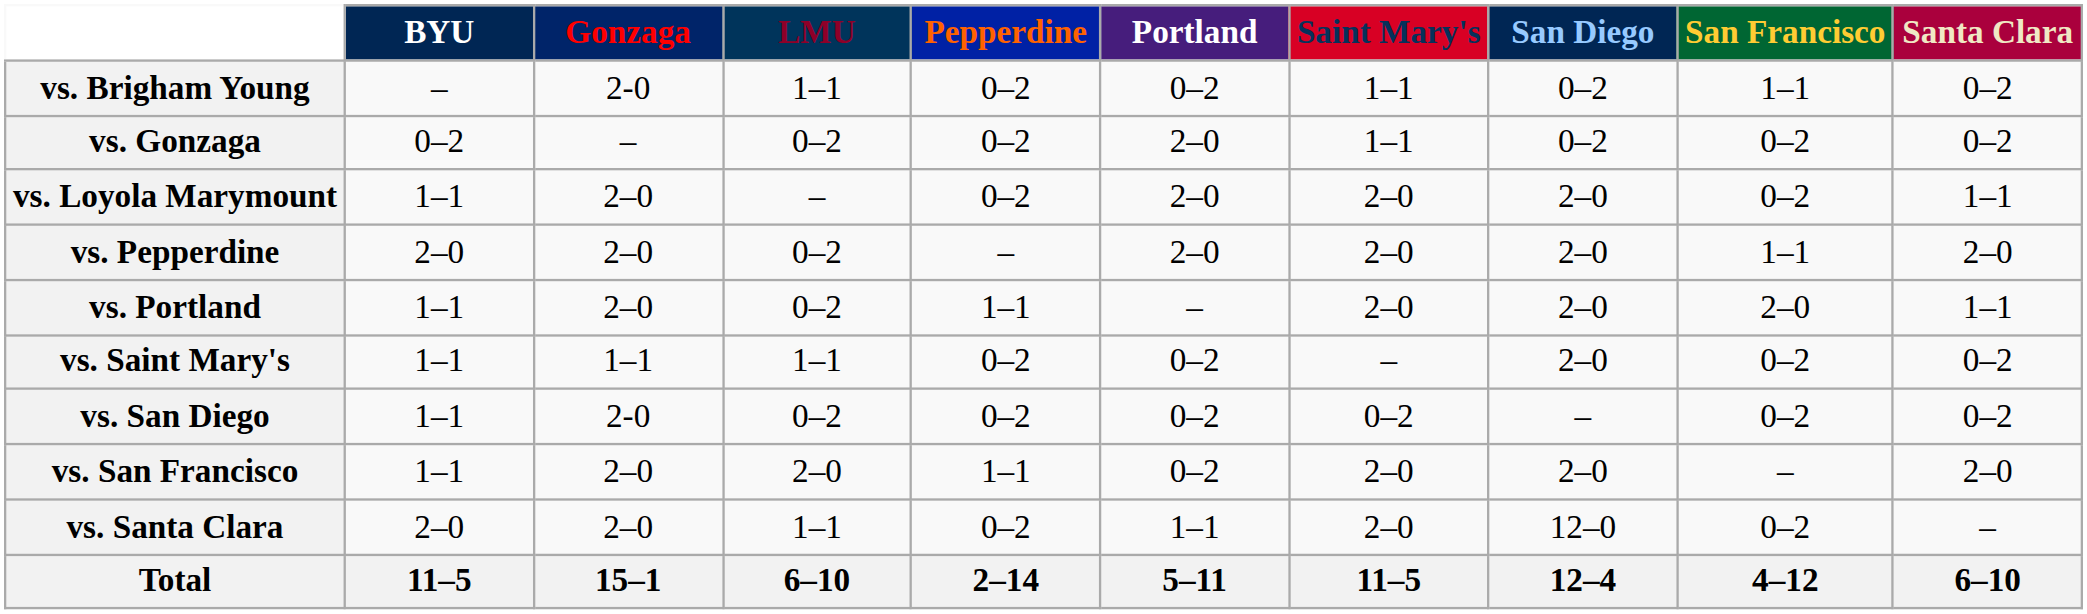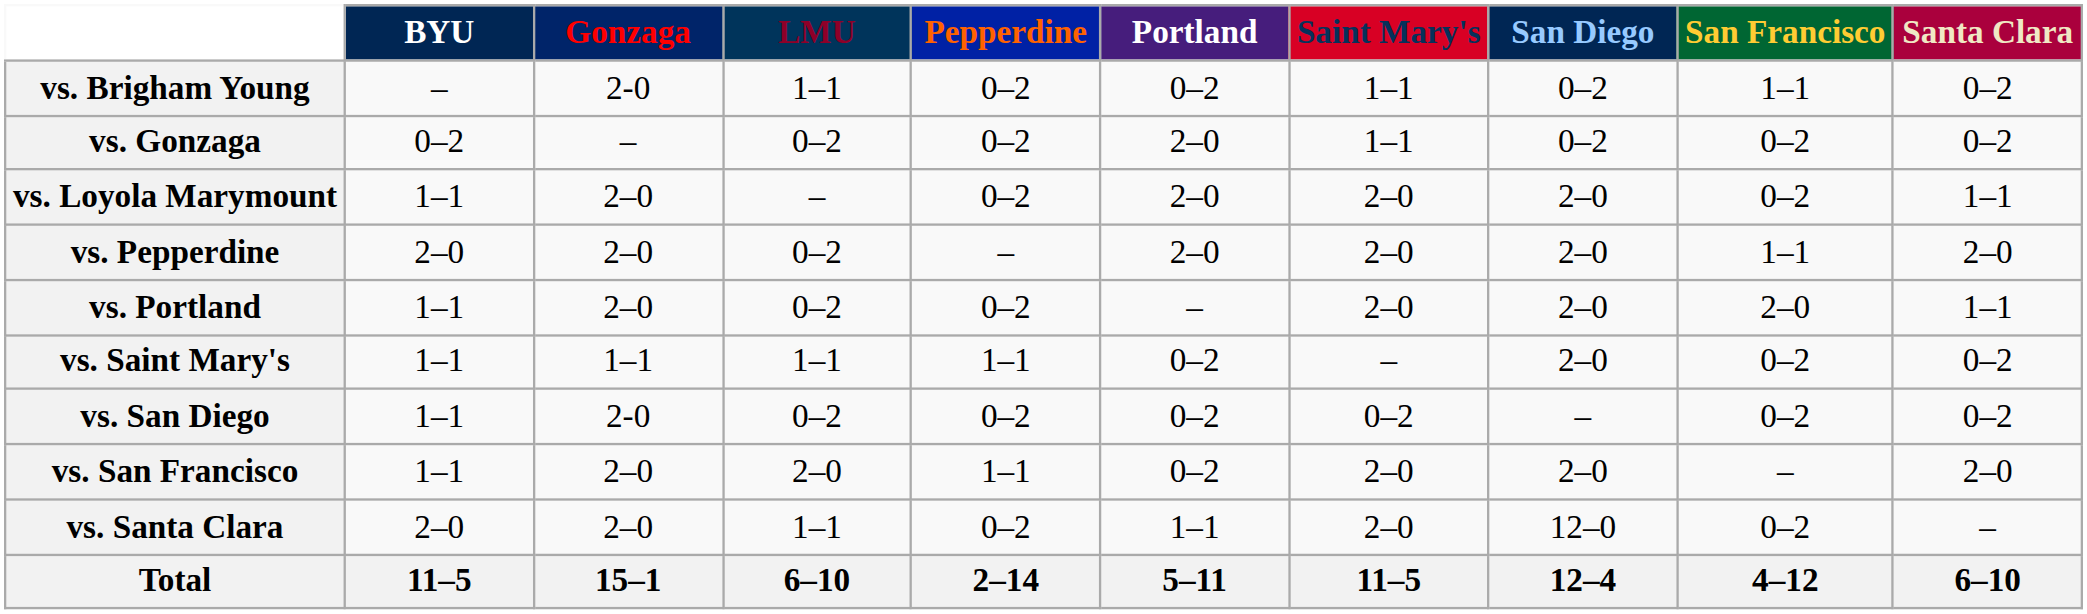(1006, 306) 1–1 -> (1006, 306) 0–2
(1006, 361) 0–2 -> (1006, 361) 1–1
